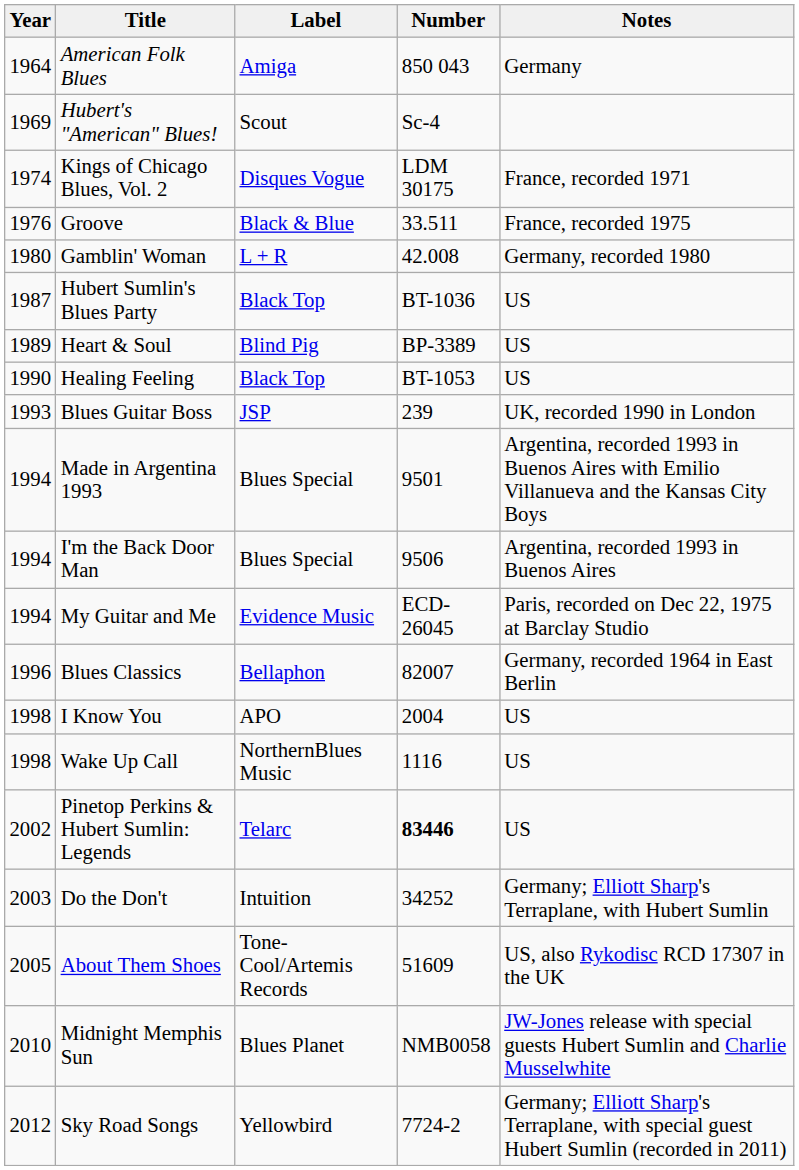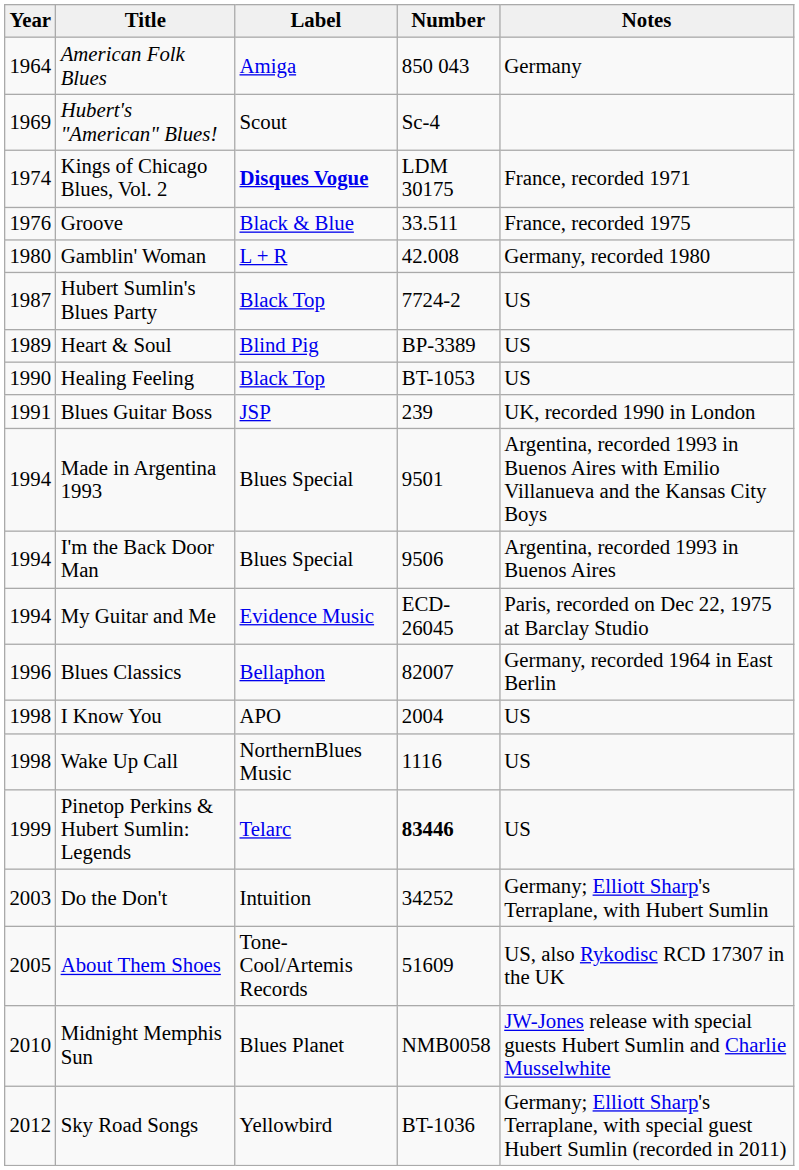(302, 178) normal -> (304, 178) bold
(438, 300) BT-1036 -> (431, 300) 7724-2
(30, 411) 1993 -> (30, 411) 1991
(30, 829) 2002 -> (30, 829) 1999
(431, 1125) 7724-2 -> (438, 1125) BT-1036
